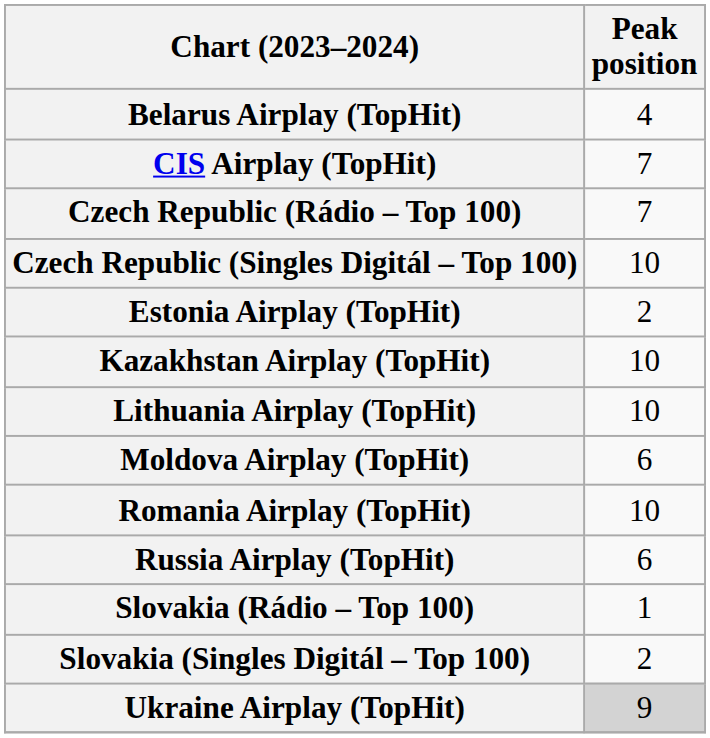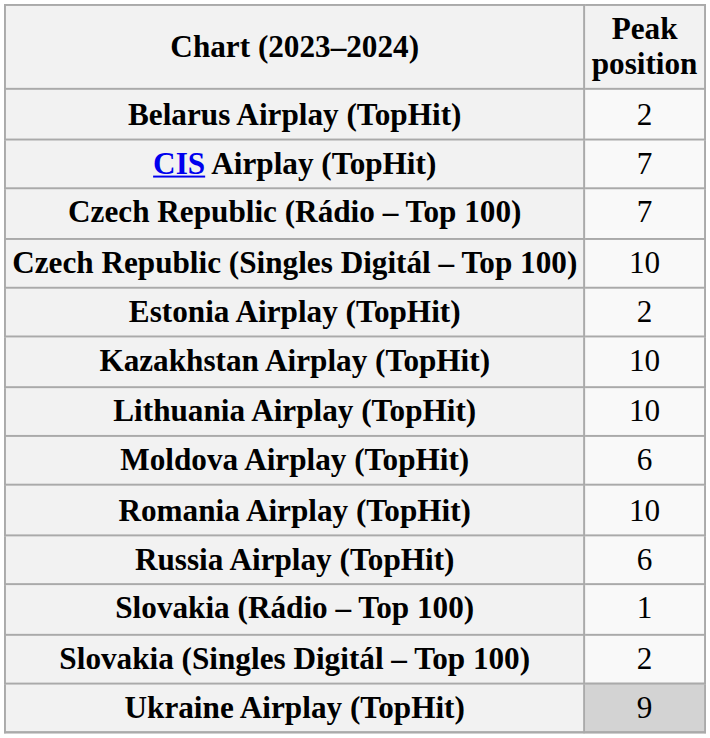(645, 113) 4 -> (645, 113) 2
